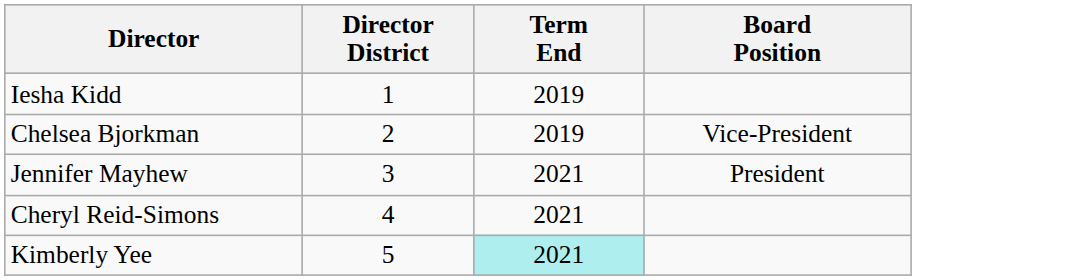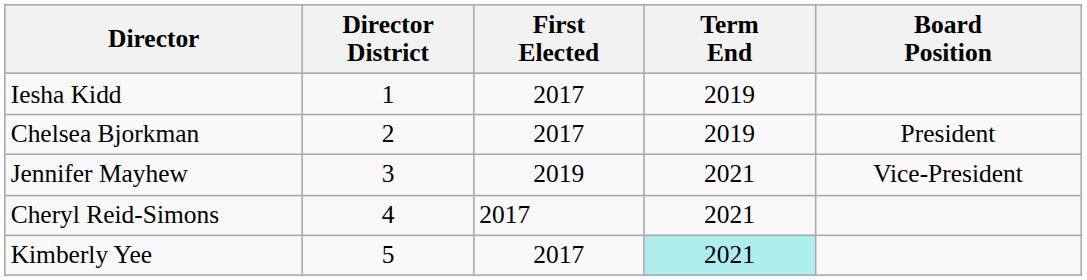+ column: (559, 38)
(777, 133) Vice-President -> (948, 133) President
(777, 174) President -> (948, 174) Vice-President
